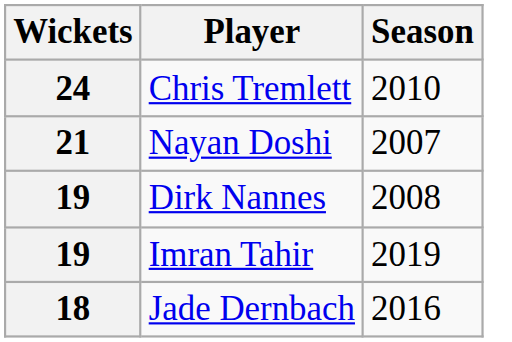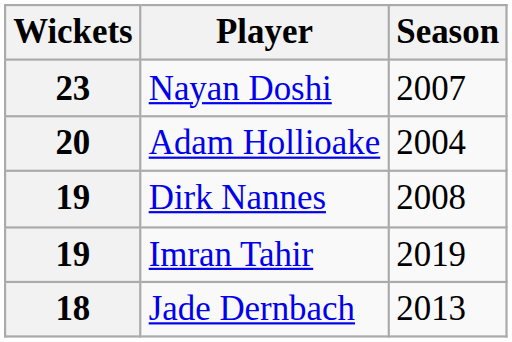- row: (250, 87)
(73, 142) 21 -> (73, 87) 23
+ row: (264, 142)
(406, 308) 2016 -> (431, 308) 2013
